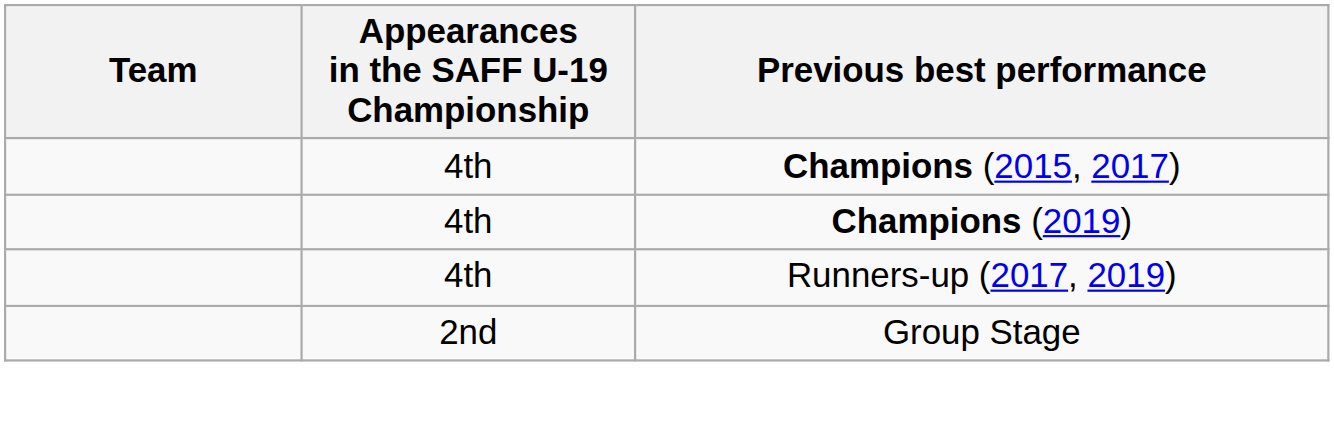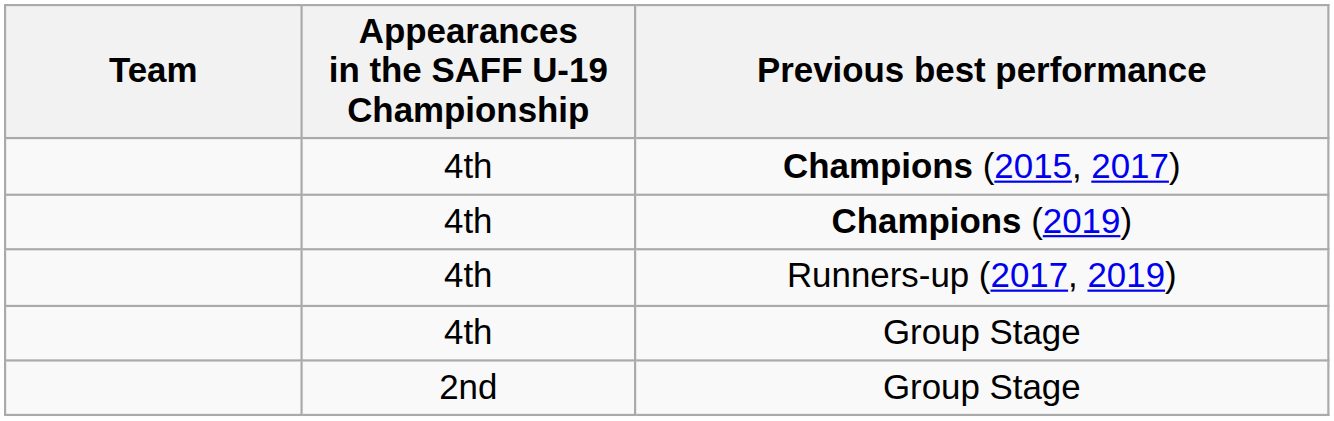+ row: (468, 331)
